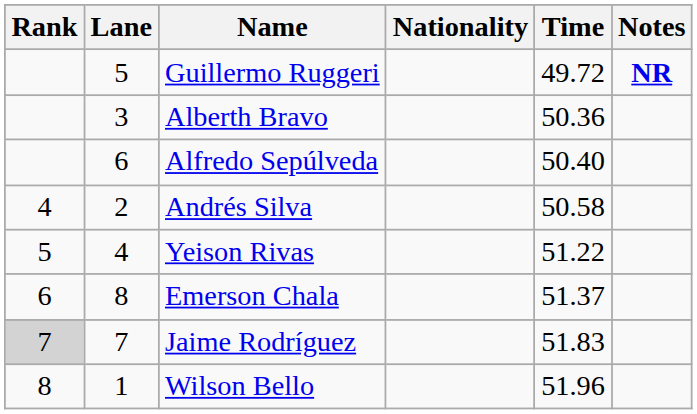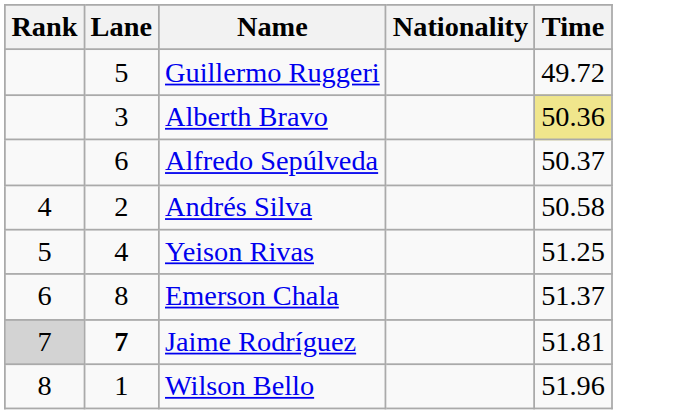- column: (652, 26)
(573, 116) no background -> (573, 116) khaki background
(573, 161) 50.40 -> (573, 161) 50.37
(573, 251) 51.22 -> (573, 251) 51.25
(121, 341) normal -> (121, 341) bold
(573, 341) 51.83 -> (573, 341) 51.81
